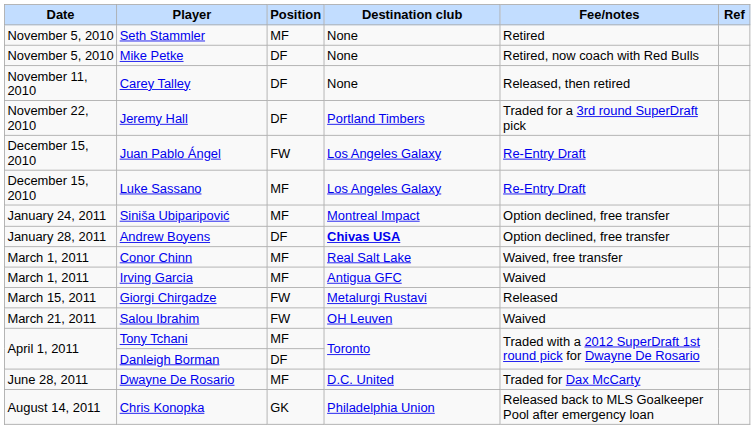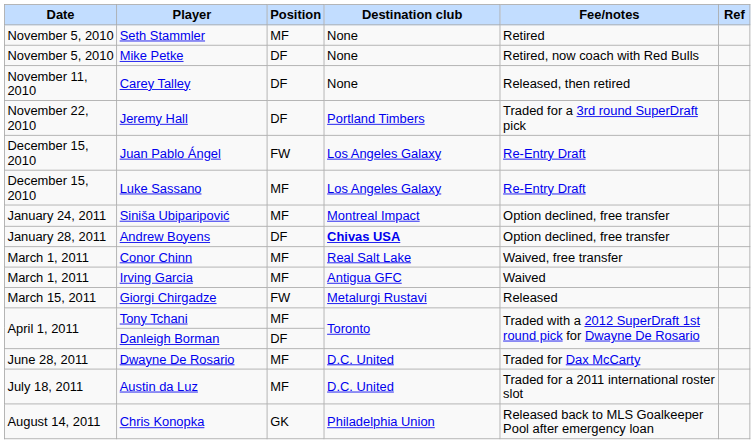- row: (160, 318)
+ row: (159, 387)
